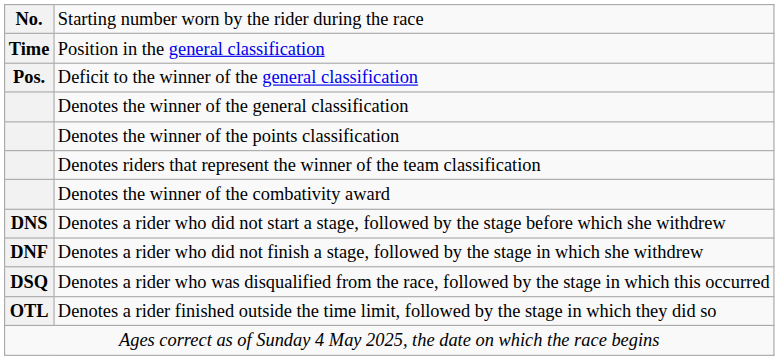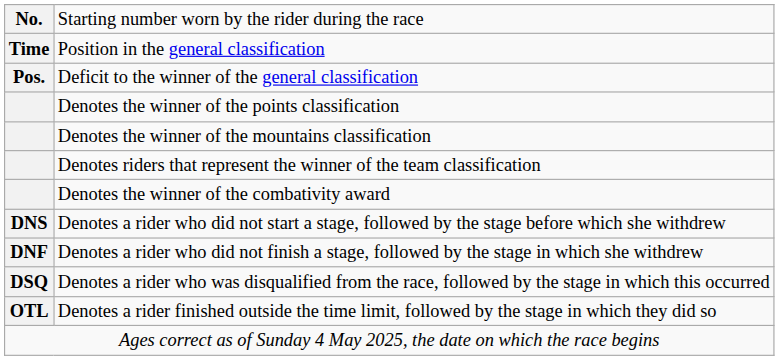- row: (233, 106)
+ row: (244, 135)
